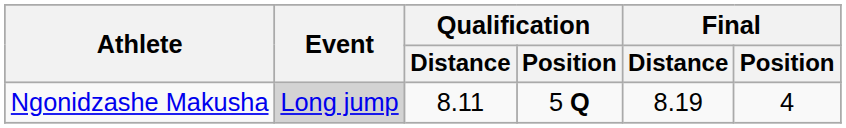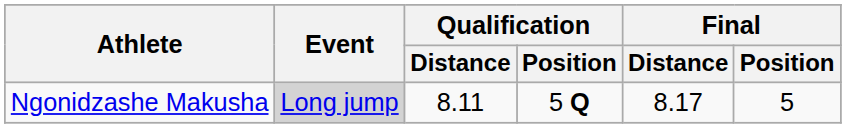(678, 103) 8.19 -> (678, 103) 8.17
(787, 103) 4 -> (787, 103) 5
